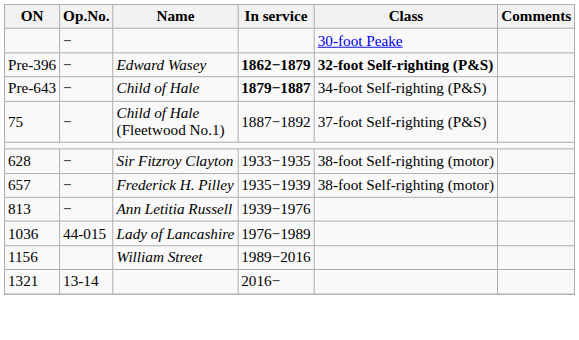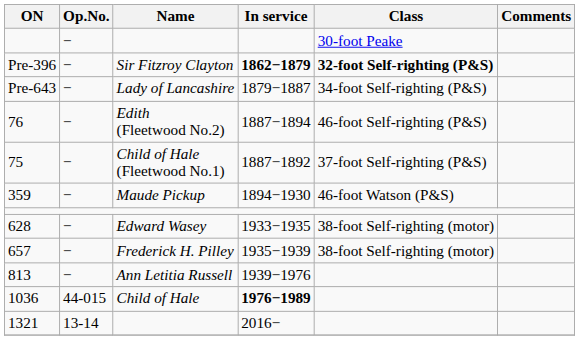(161, 64) Edward Wasey -> (175, 64) Sir Fitzroy Clayton
(158, 88) Child of Hale -> (175, 88) Lady of Lancashire
(276, 88) bold -> (276, 88) normal
+ row: (16, 121)
+ row: (19, 195)
(175, 161) Sir Fitzroy Clayton -> (161, 226) Edward Wasey
(175, 233) Lady of Lancashire -> (158, 298) Child of Hale
(276, 233) normal -> (276, 298) bold
- row: (23, 257)
